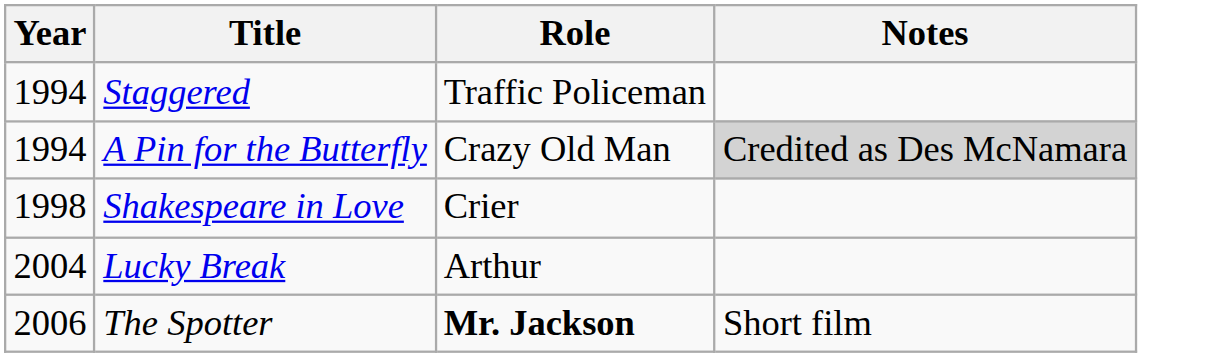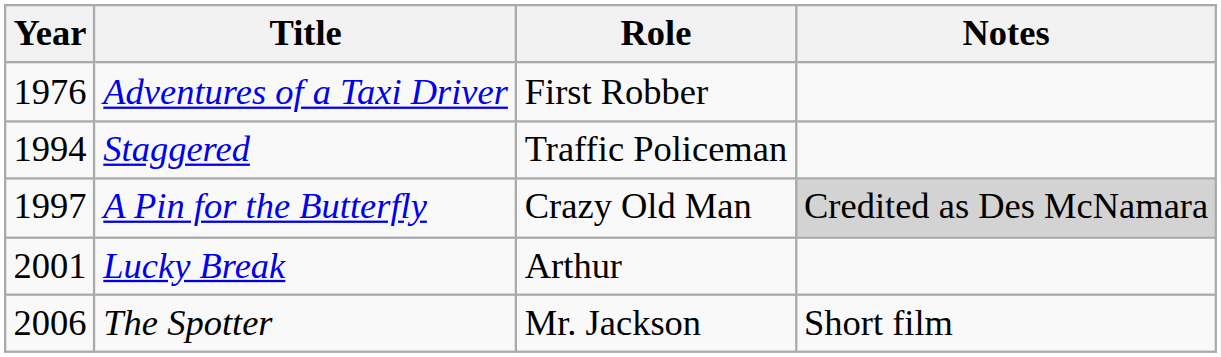+ row: (306, 91)
(50, 149) 1994 -> (50, 206) 1997
- row: (254, 206)
(50, 264) 2004 -> (50, 264) 2001
(539, 322) bold -> (613, 322) normal
